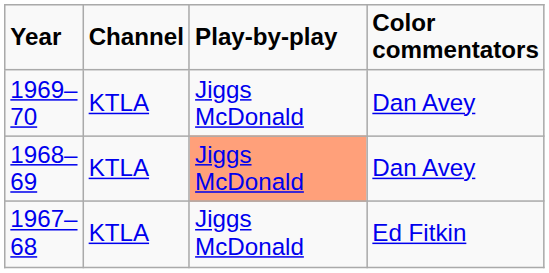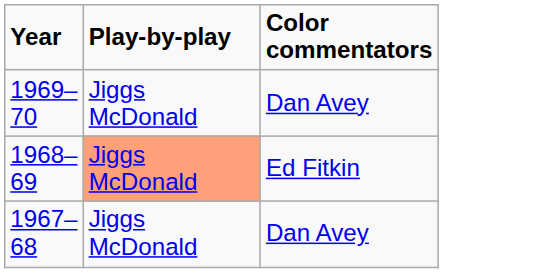- column: (136, 37)
(424, 168) Dan Avey -> (313, 168) Ed Fitkin
(419, 233) Ed Fitkin -> (317, 233) Dan Avey
